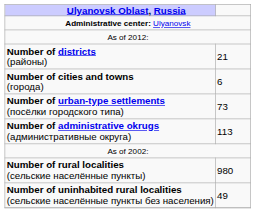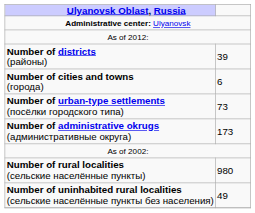(222, 56) 21 -> (222, 56) 39
(225, 131) 113 -> (225, 131) 173
